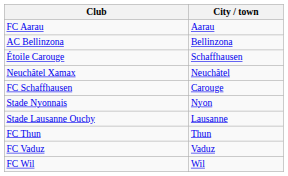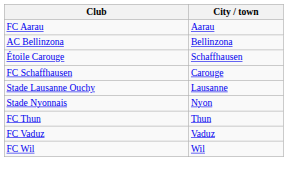- row: (41, 73)
rows swapped: (51, 118) <-> (37, 103)
